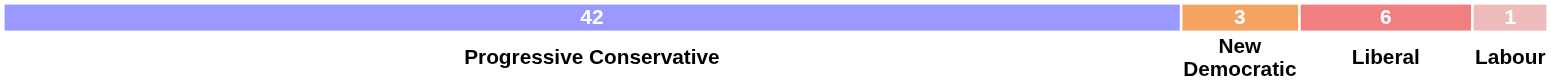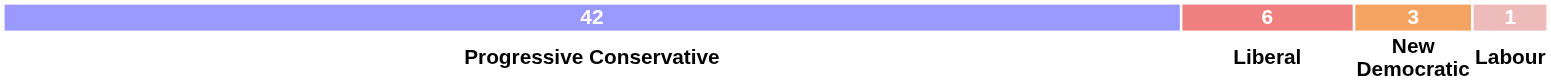columns swapped: (1386, 17) <-> (1240, 17)
